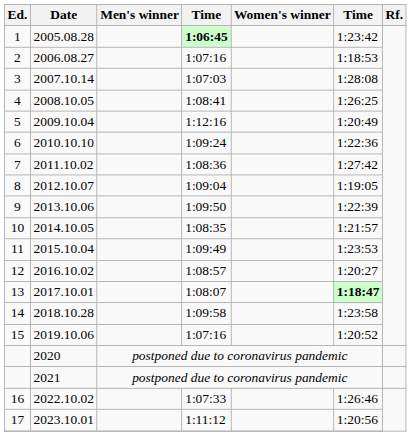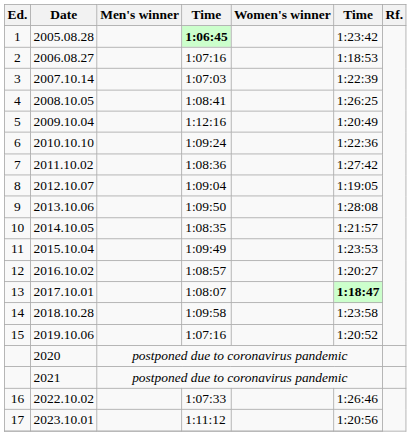(357, 79) 1:28:08 -> (357, 79) 1:22:39
(357, 206) 1:22:39 -> (357, 206) 1:28:08
